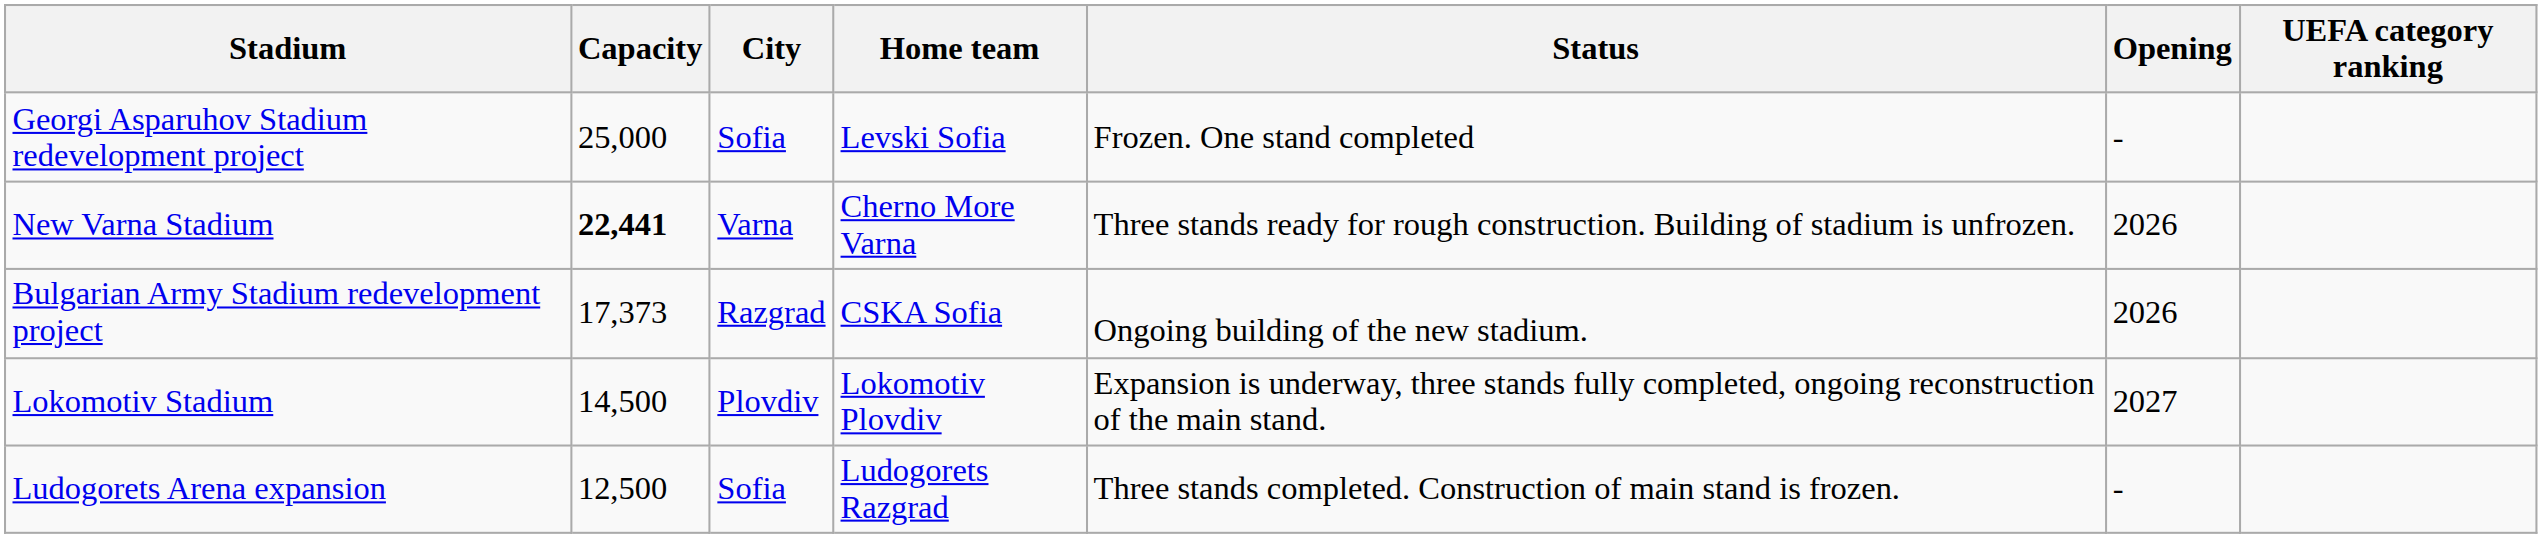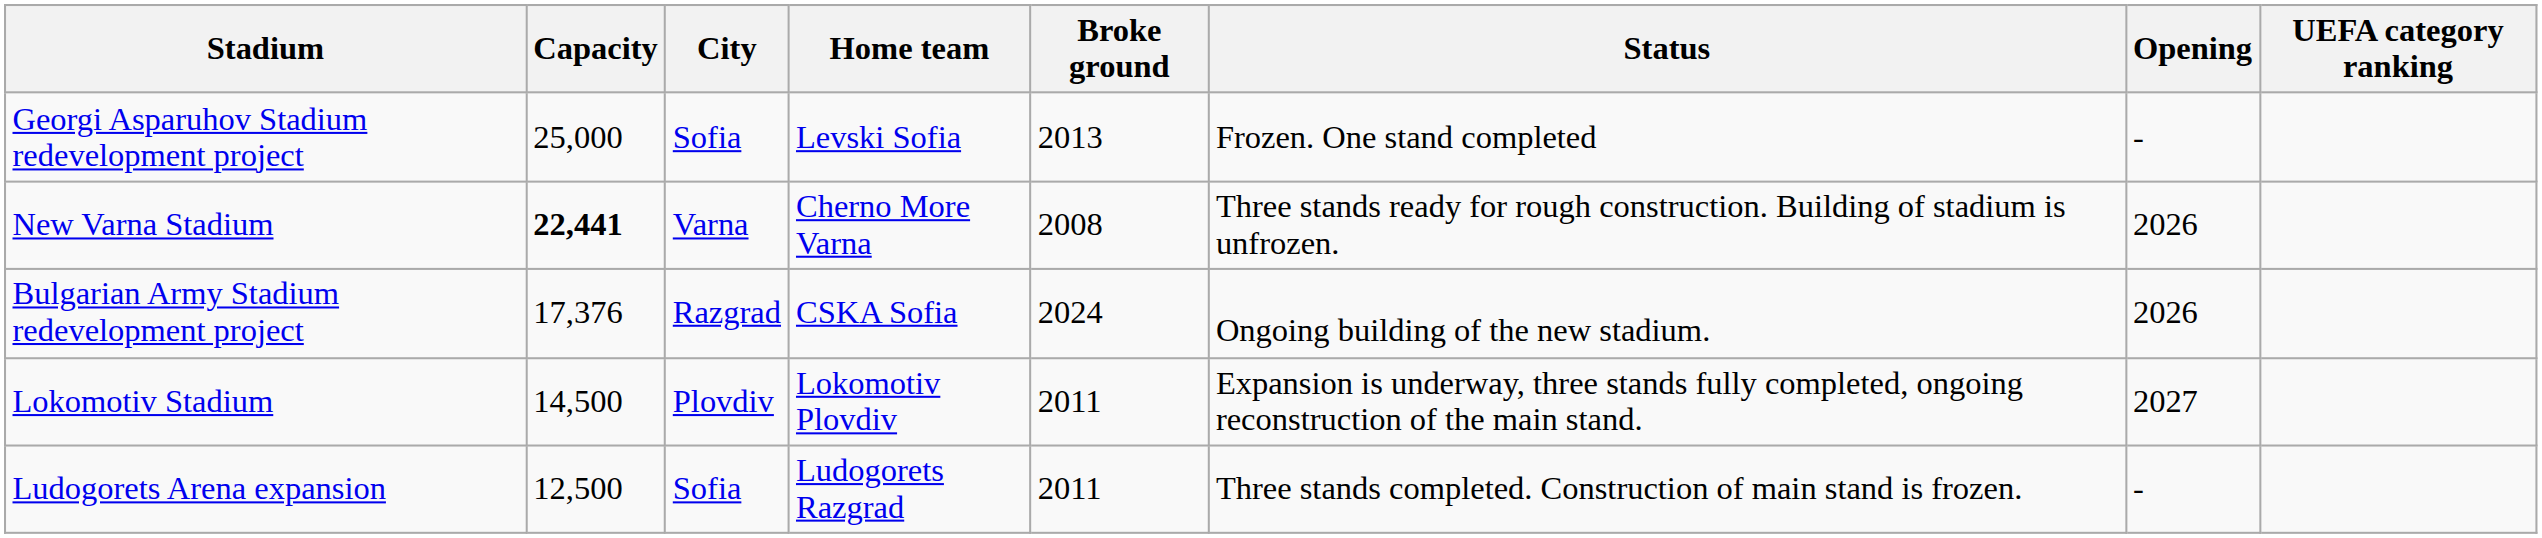+ column: (1119, 48)
(623, 312) 17,373 -> (578, 312) 17,376
